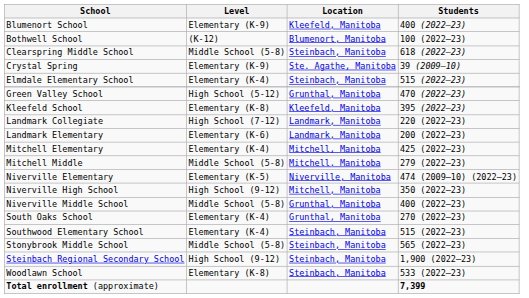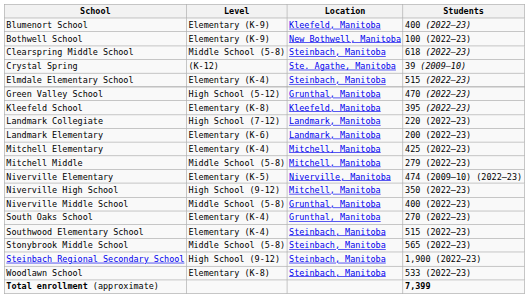(204, 39) (K-12) -> (229, 39) Elementary (K-9)
(337, 39) Blumenort, Manitoba -> (345, 39) New Bothwell, Manitoba
(229, 66) Elementary (K-9) -> (204, 66) (K-12)
